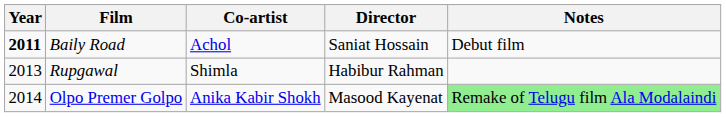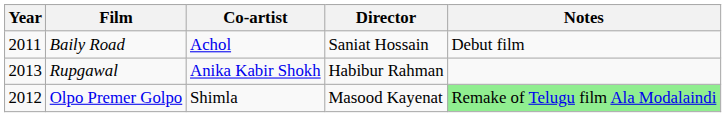(25, 44) bold -> (25, 44) normal
(214, 71) Shimla -> (255, 71) Anika Kabir Shokh
(25, 97) 2014 -> (25, 97) 2012
(255, 97) Anika Kabir Shokh -> (214, 97) Shimla
